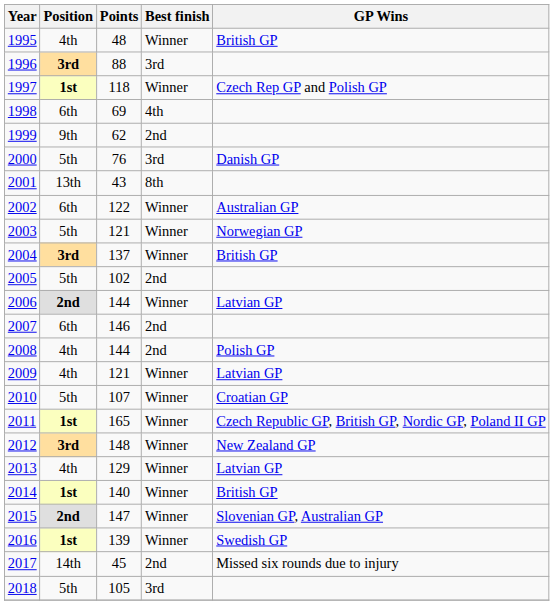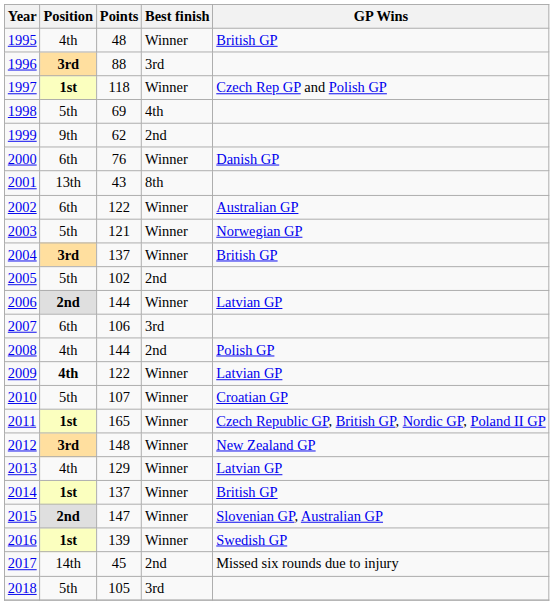(68, 111) 6th -> (68, 111) 5th
(68, 159) 5th -> (68, 159) 6th
(155, 159) 3rd -> (166, 159) Winner
(119, 326) 146 -> (119, 326) 106
(156, 326) 2nd -> (155, 326) 3rd
(68, 373) normal -> (68, 373) bold
(119, 373) 121 -> (119, 373) 122
(119, 492) 140 -> (119, 492) 137
